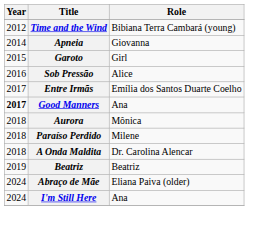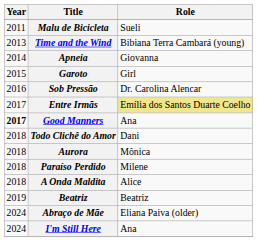+ row: (73, 27)
(16, 27) 2012 -> (16, 43) 2013
(122, 74) Alice -> (161, 89) Dr. Carolina Alencar
(177, 89) no background -> (185, 105) khaki background
+ row: (73, 136)
(152, 151) Dr. Carolina Alencar -> (131, 182) Alice
